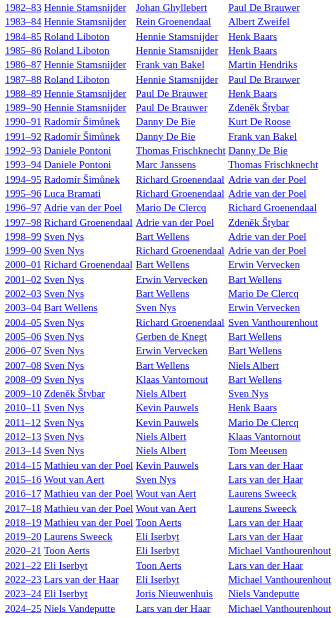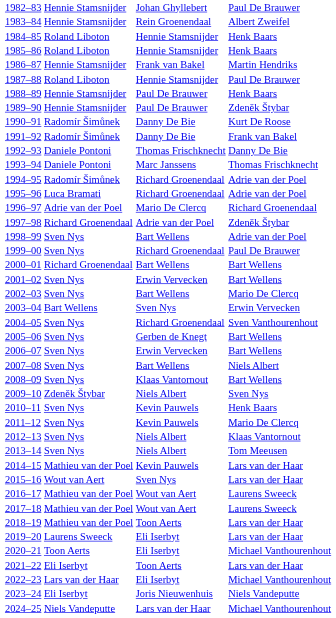(267, 251) Adrie van der Poel -> (264, 251) Paul De Brauwer
(264, 265) Erwin Vervecken -> (255, 265) Bart Wellens
